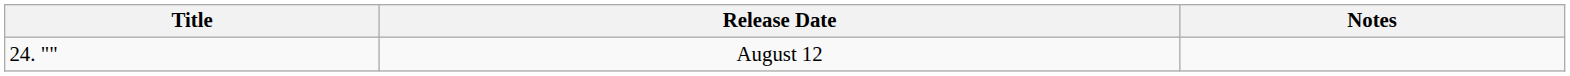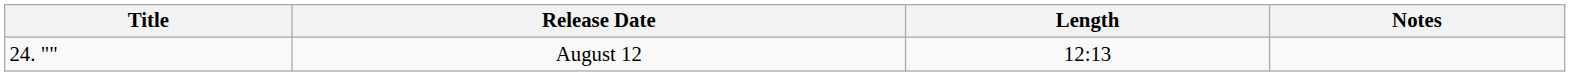+ column: (1088, 20)
